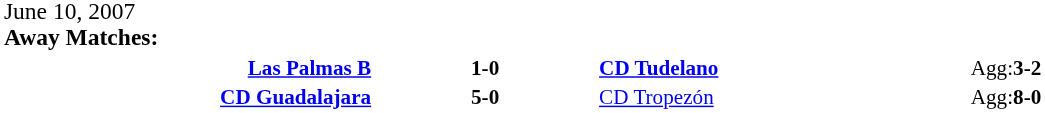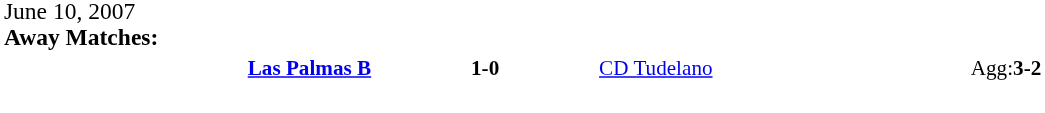(659, 67) bold -> (656, 67) normal
- row: (296, 97)
